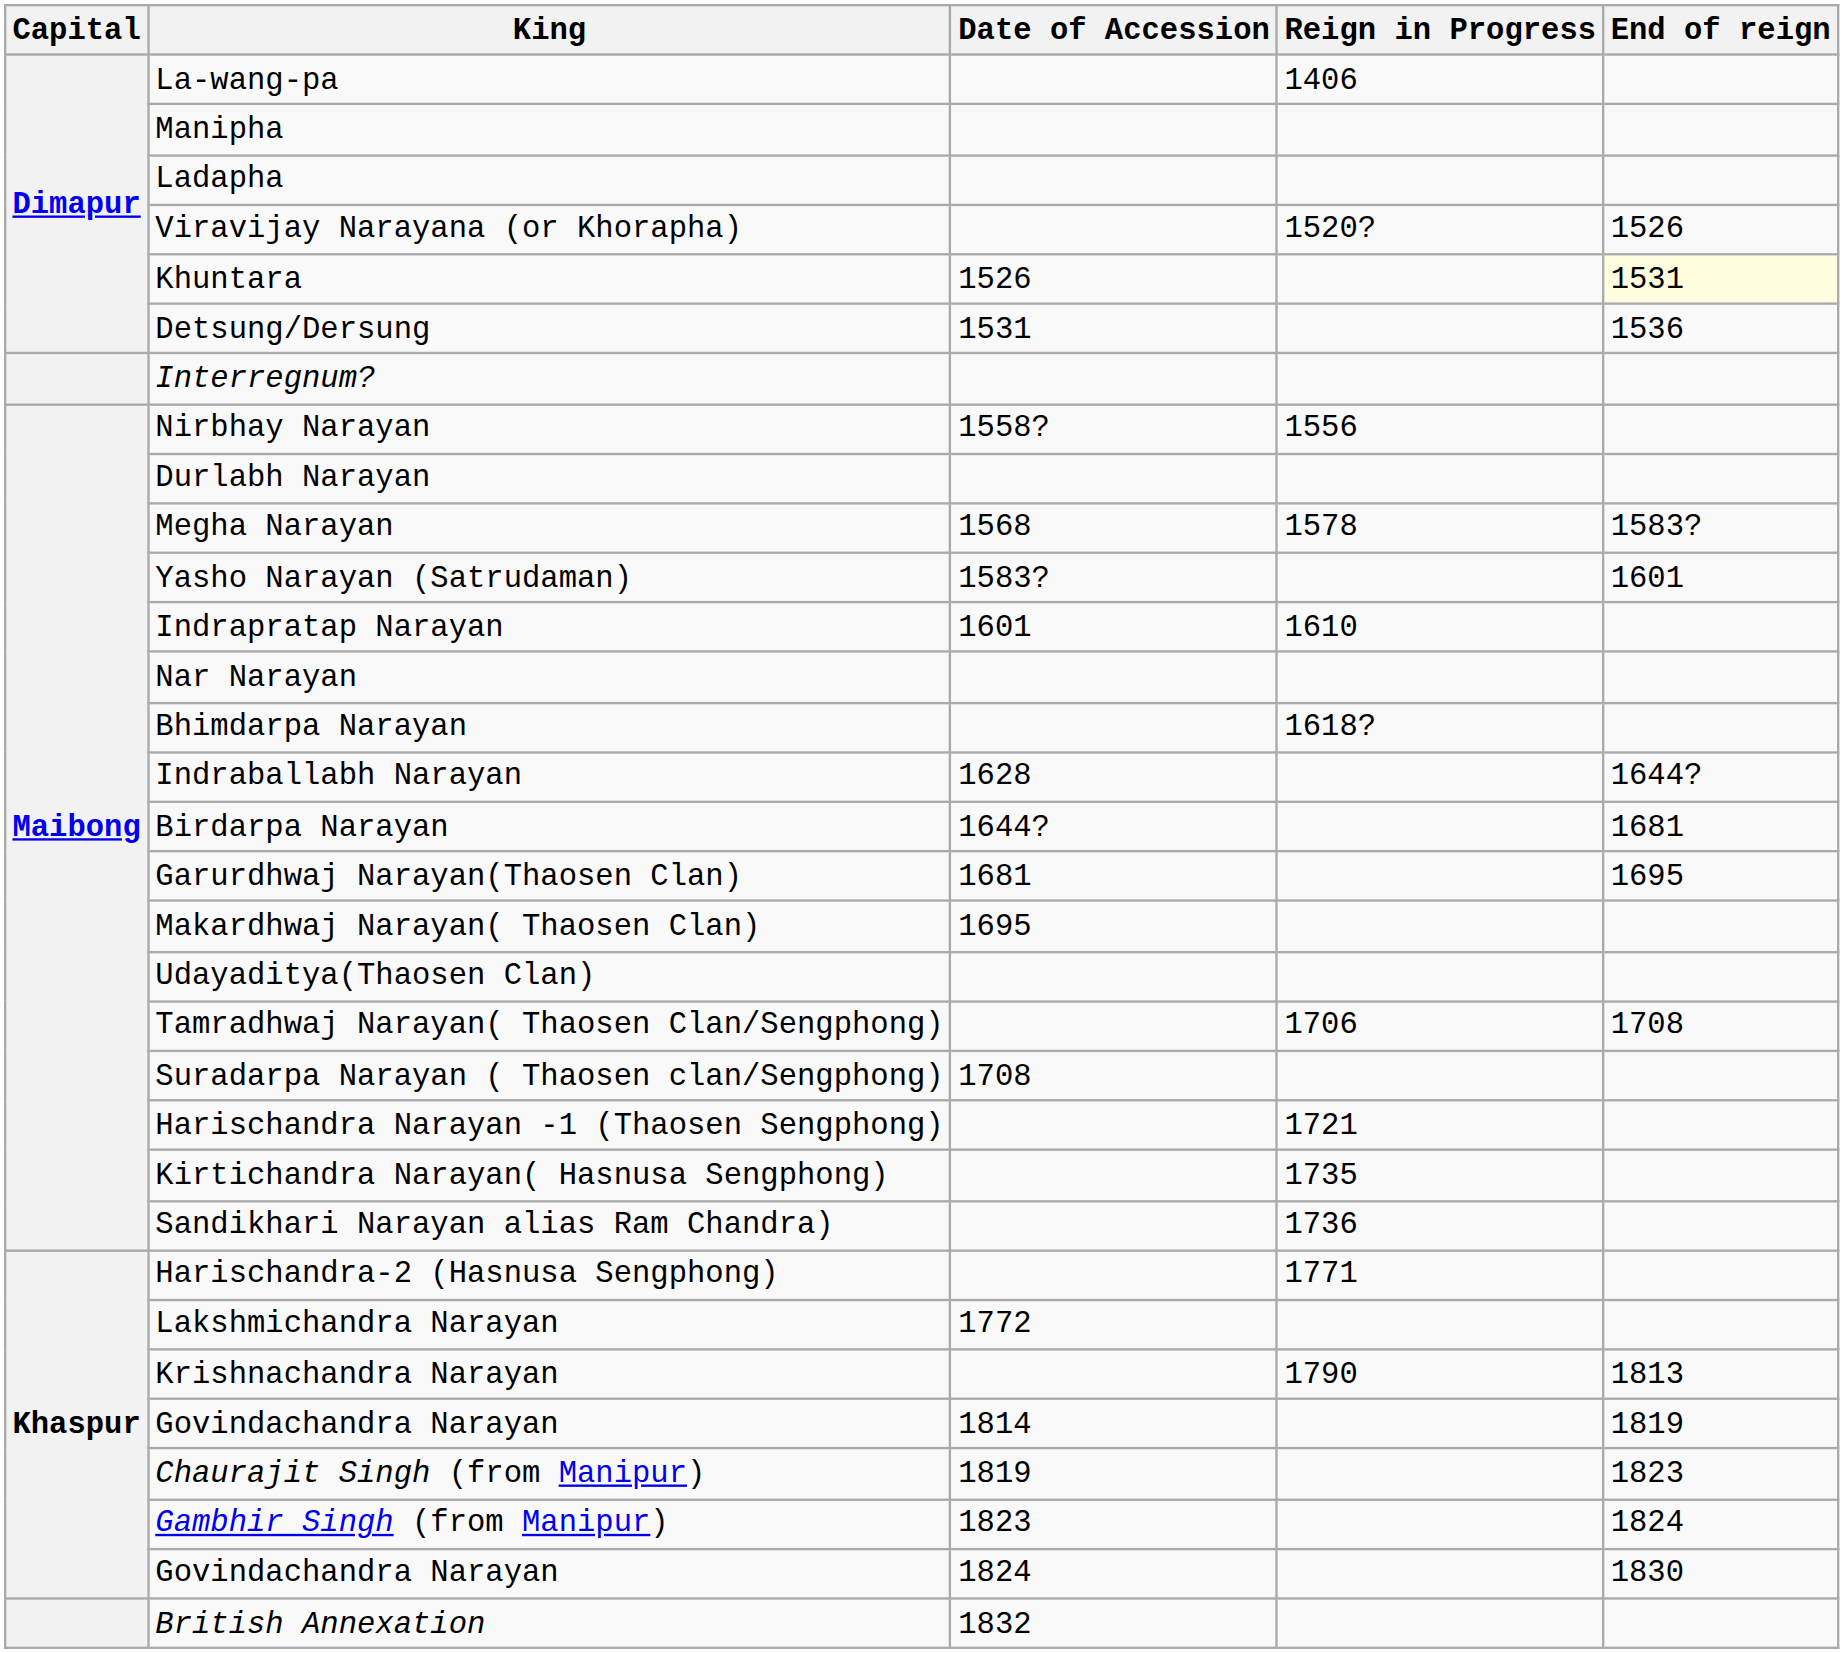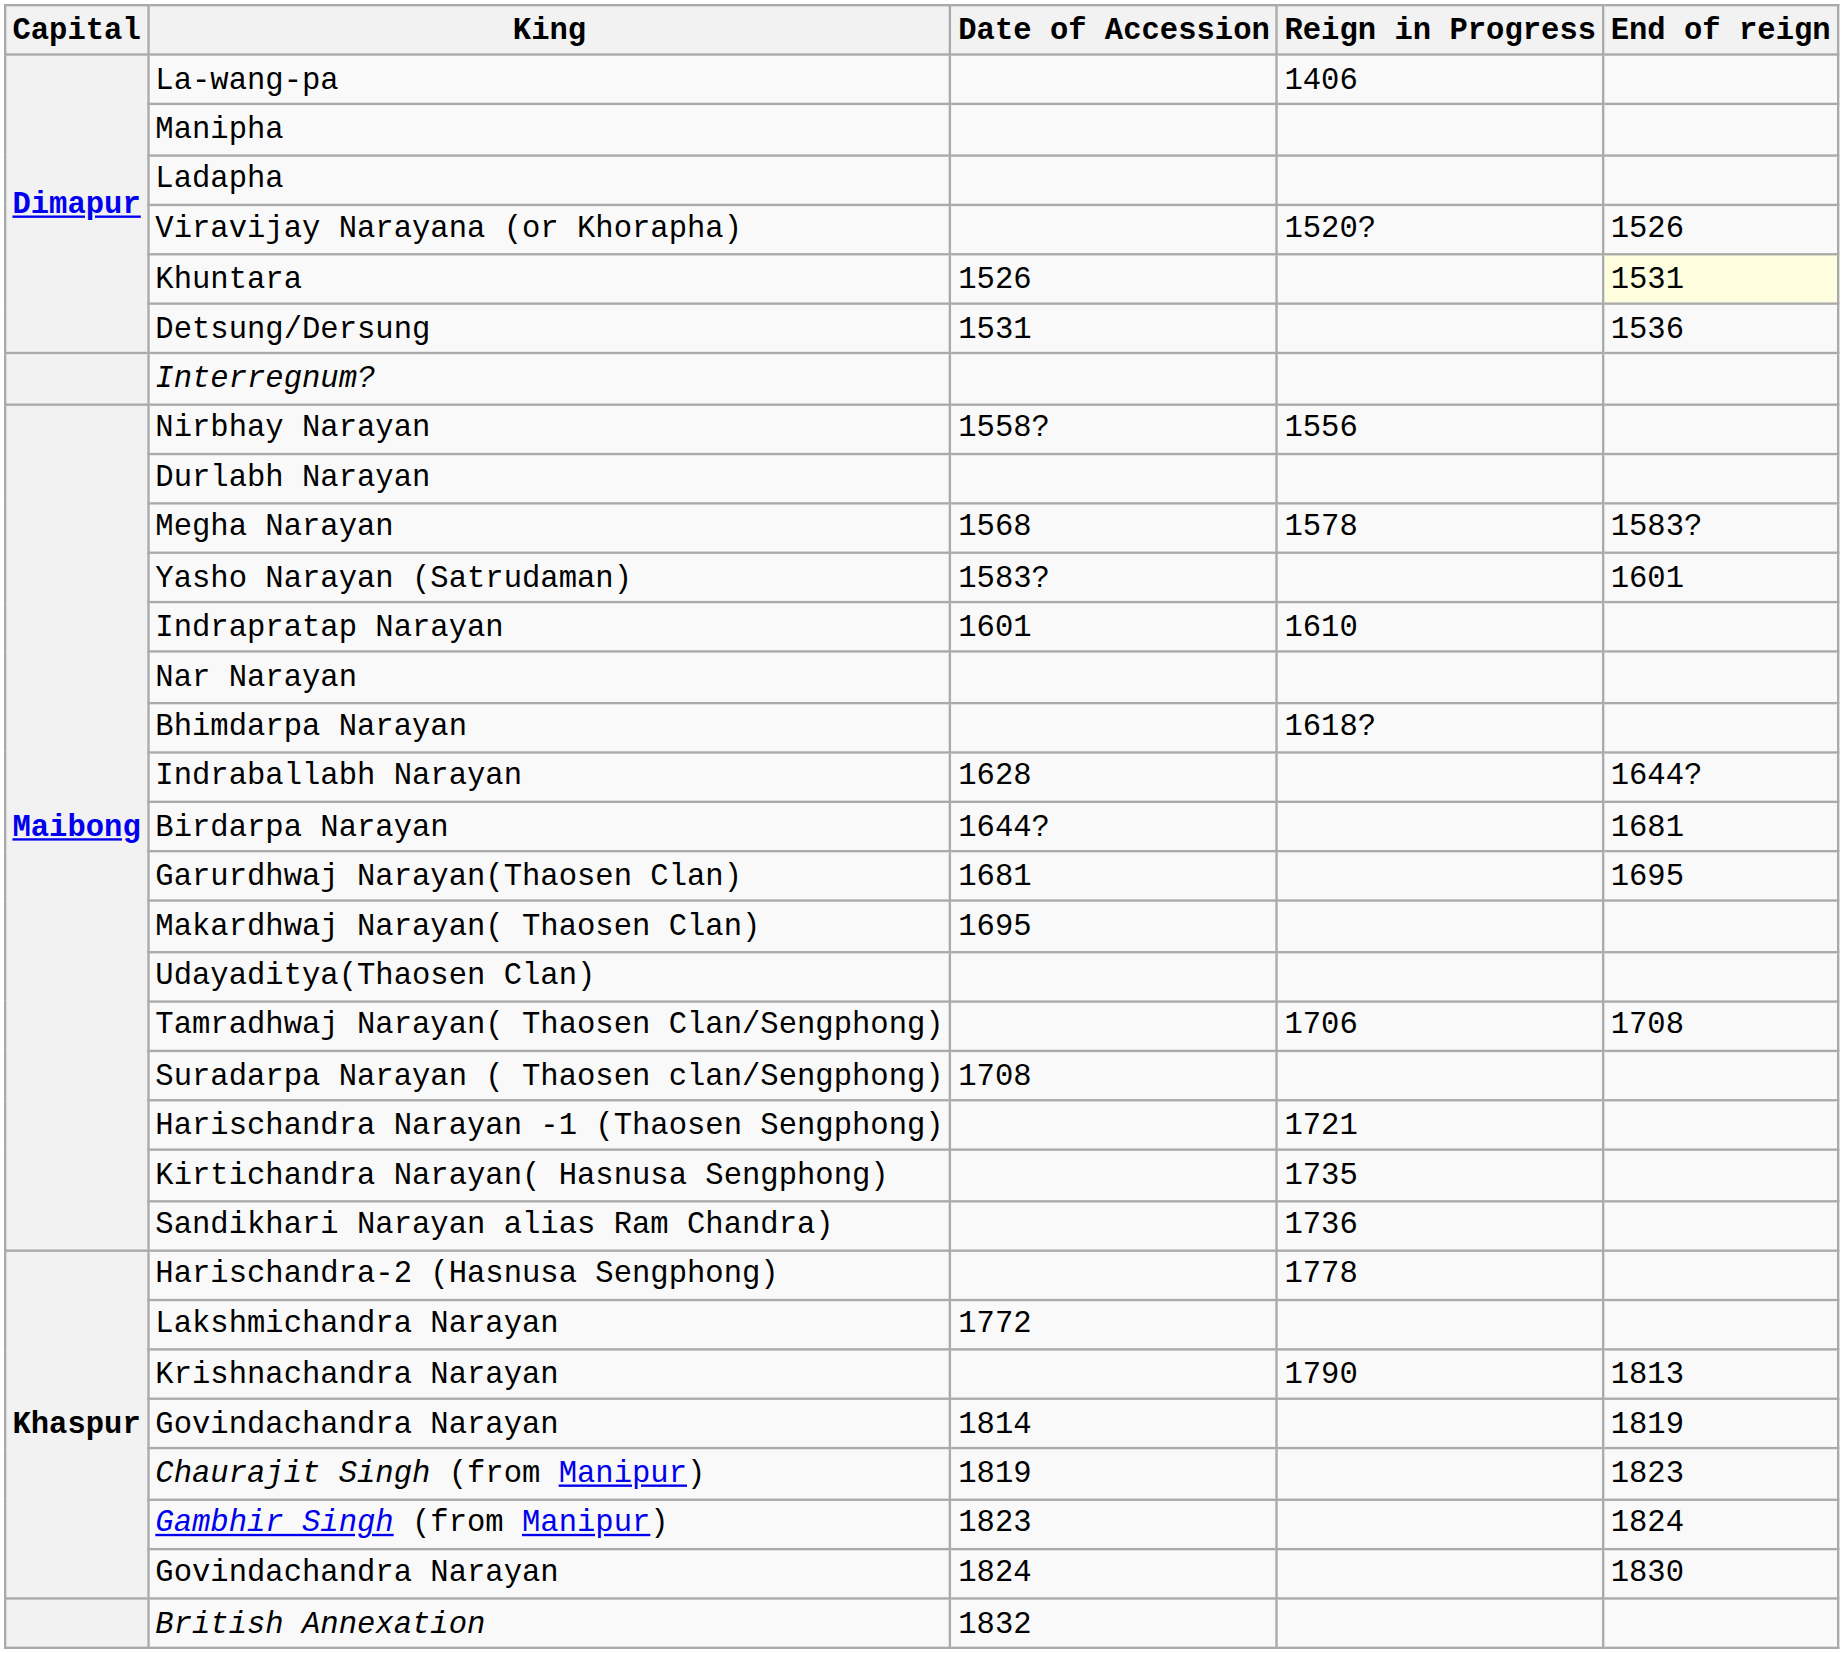(1321, 1275) 1771 -> (1321, 1275) 1778
